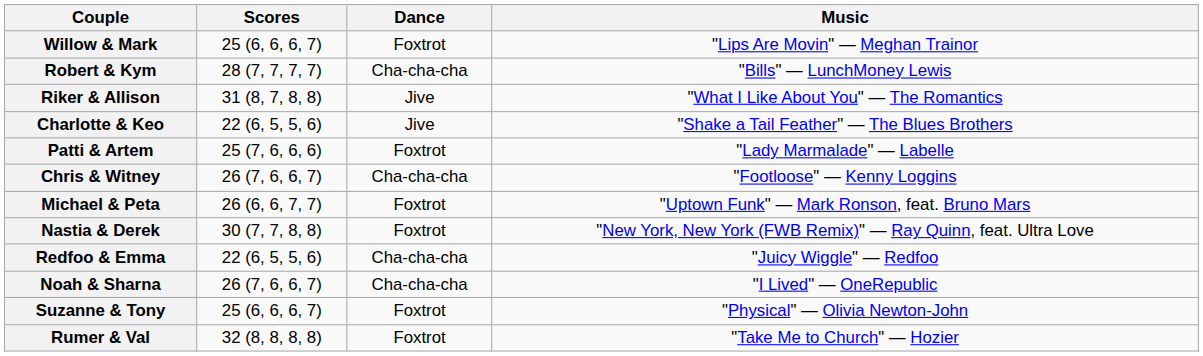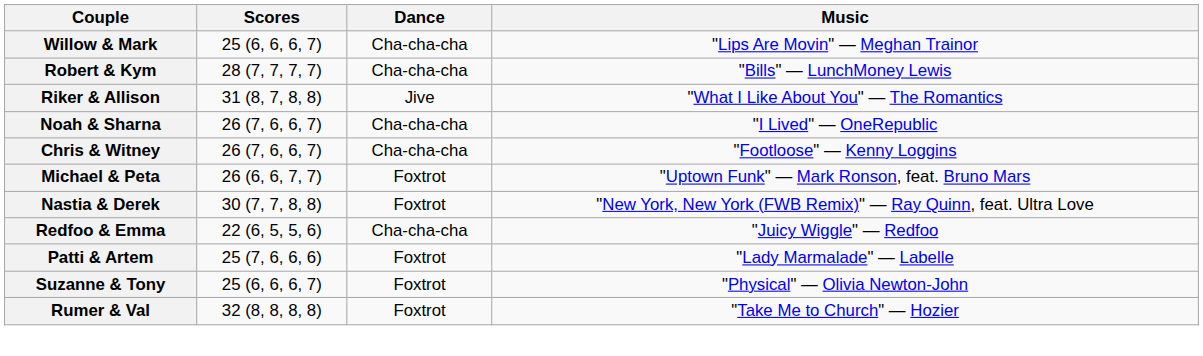(420, 44) Foxtrot -> (420, 44) Cha-cha-cha
- row: (101, 124)
rows swapped: (101, 151) <-> (101, 284)
